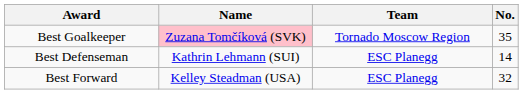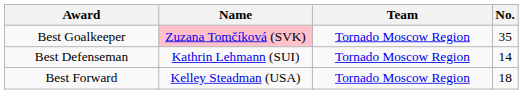(402, 57) ESC Planegg -> (402, 57) Tornado Moscow Region
(402, 78) ESC Planegg -> (402, 78) Tornado Moscow Region
(505, 78) 32 -> (505, 78) 18
